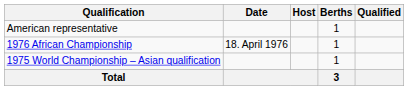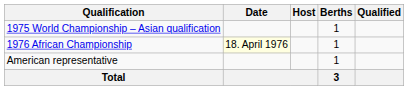rows swapped: (114, 61) <-> (62, 28)
(257, 45) no background -> (257, 45) lightyellow background
